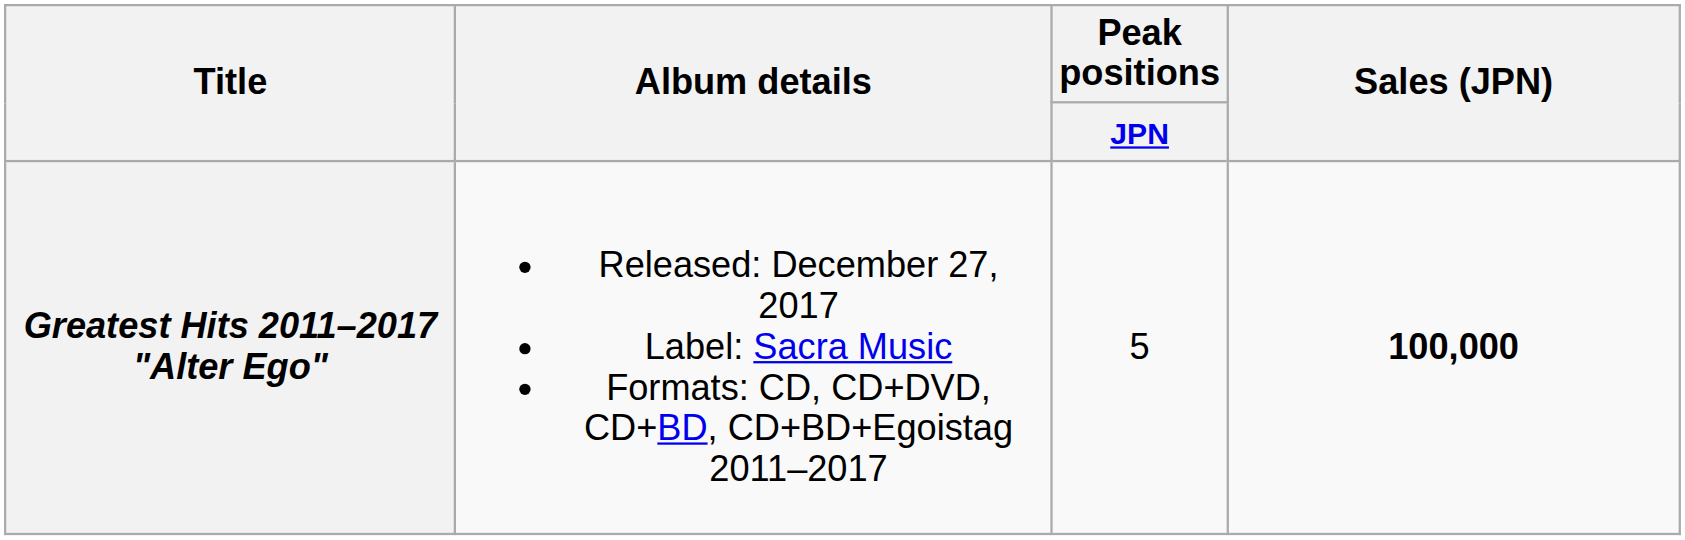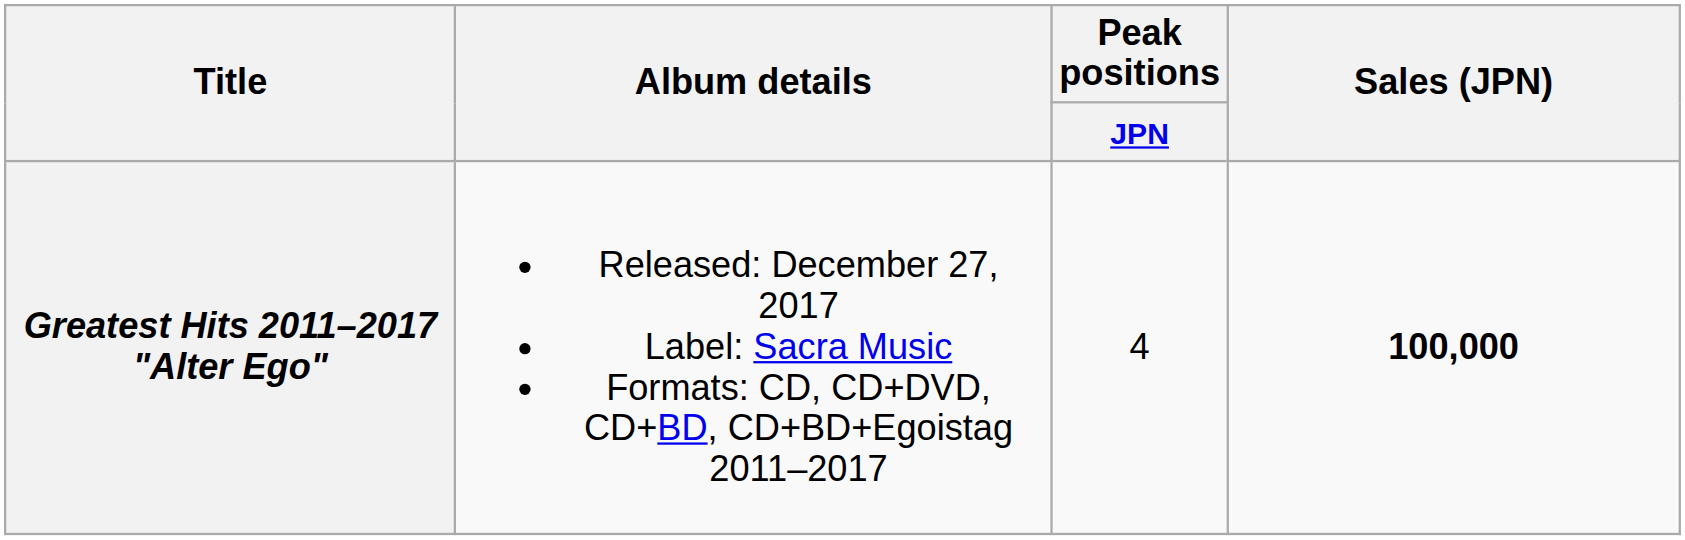(1140, 346) 5 -> (1140, 346) 4
